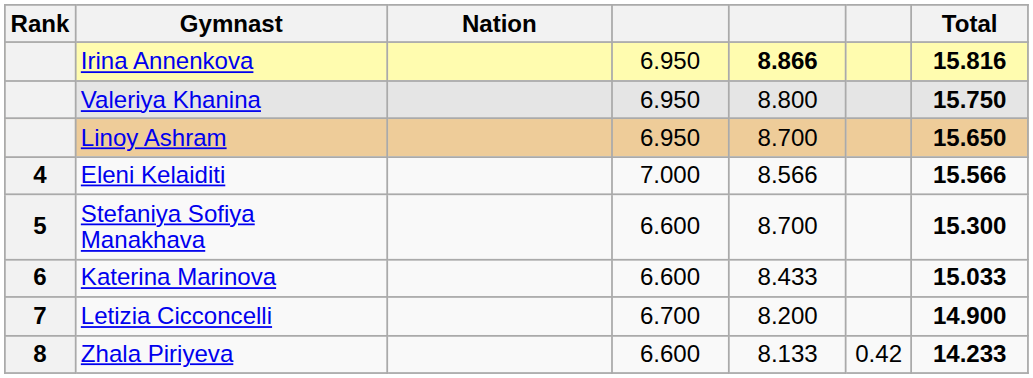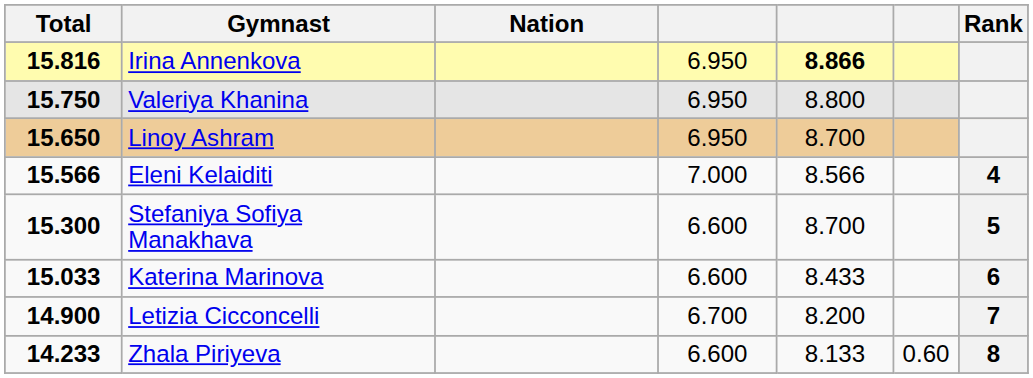columns swapped: (40, 23) <-> (970, 23)
(879, 354) 0.42 -> (926, 354) 0.60
